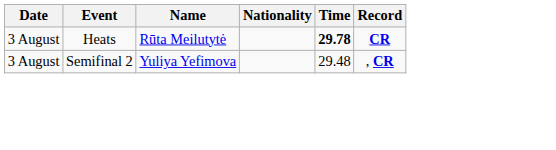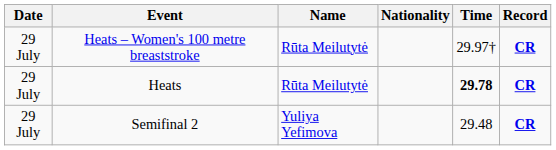+ row: (165, 46)
(34, 38) 3 August -> (28, 85) 29 July
(34, 61) 3 August -> (28, 124) 29 July
(380, 61) , CR -> (525, 124) CR
